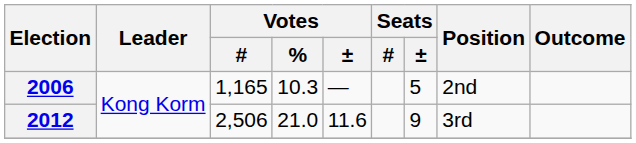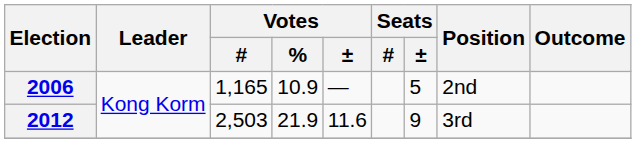(298, 87) 10.3 -> (298, 87) 10.9
(241, 120) 2,506 -> (241, 120) 2,503
(298, 120) 21.0 -> (298, 120) 21.9
